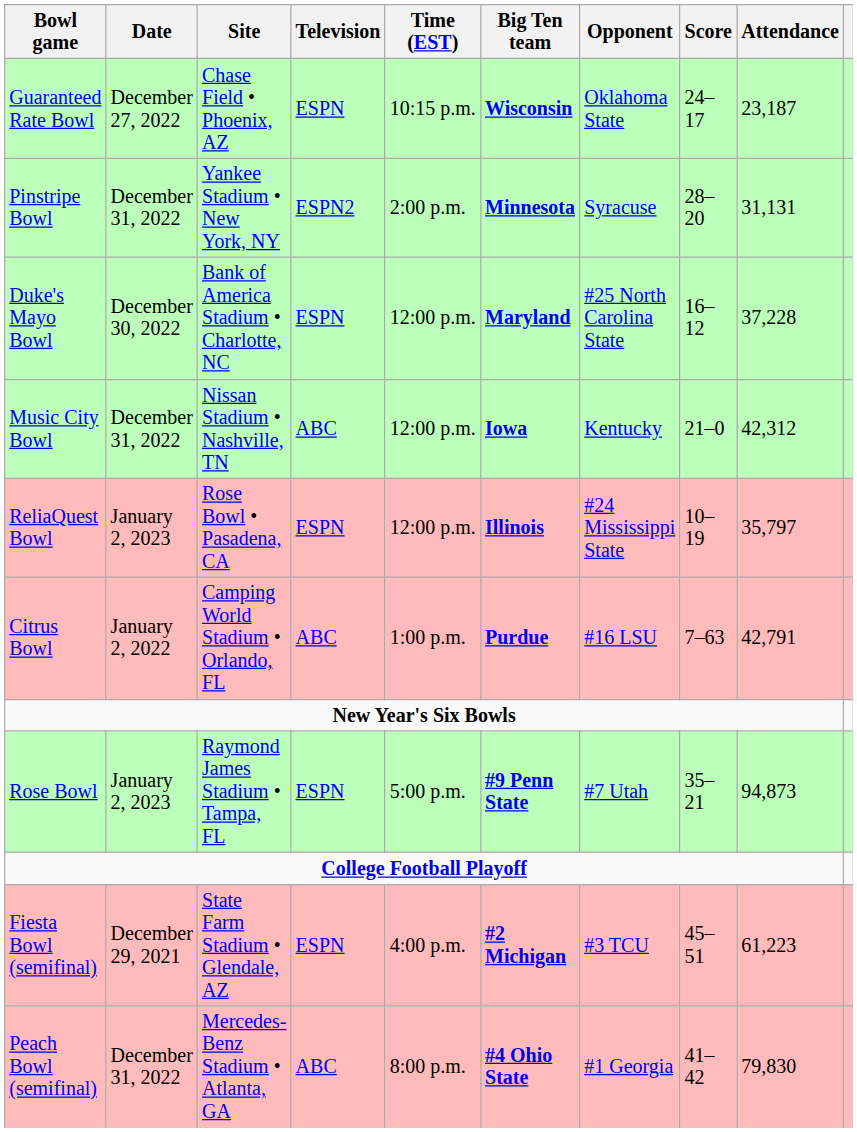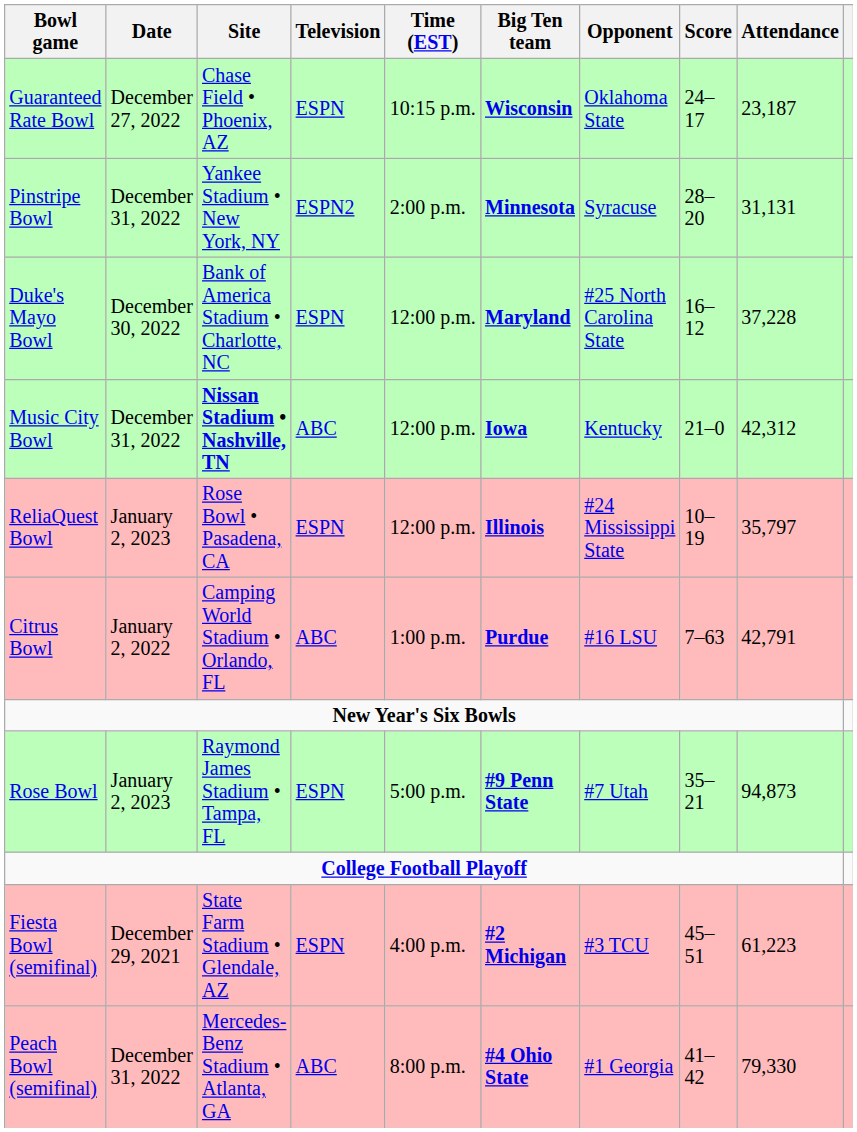(243, 428) normal -> (244, 428) bold
(769, 1066) 79,830 -> (769, 1066) 79,330
